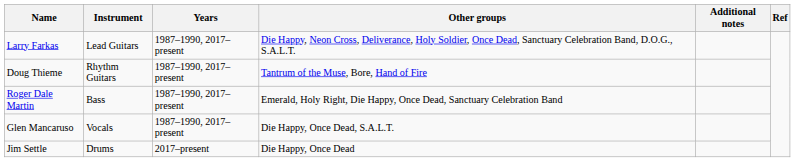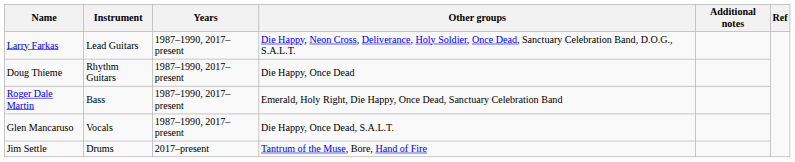(344, 72) Tantrum of the Muse, Bore, Hand of Fire -> (308, 72) Die Happy, Once Dead
(308, 149) Die Happy, Once Dead -> (344, 149) Tantrum of the Muse, Bore, Hand of Fire
